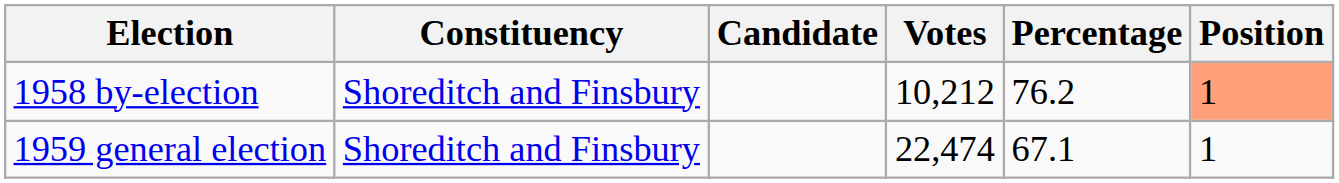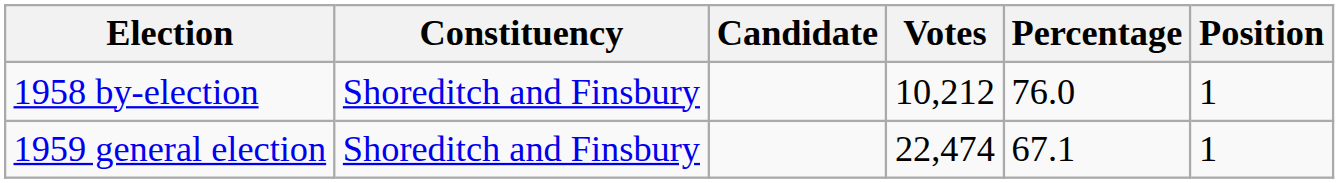(1043, 90) 76.2 -> (1043, 90) 76.0
(1208, 90) lightsalmon background -> (1208, 90) no background
